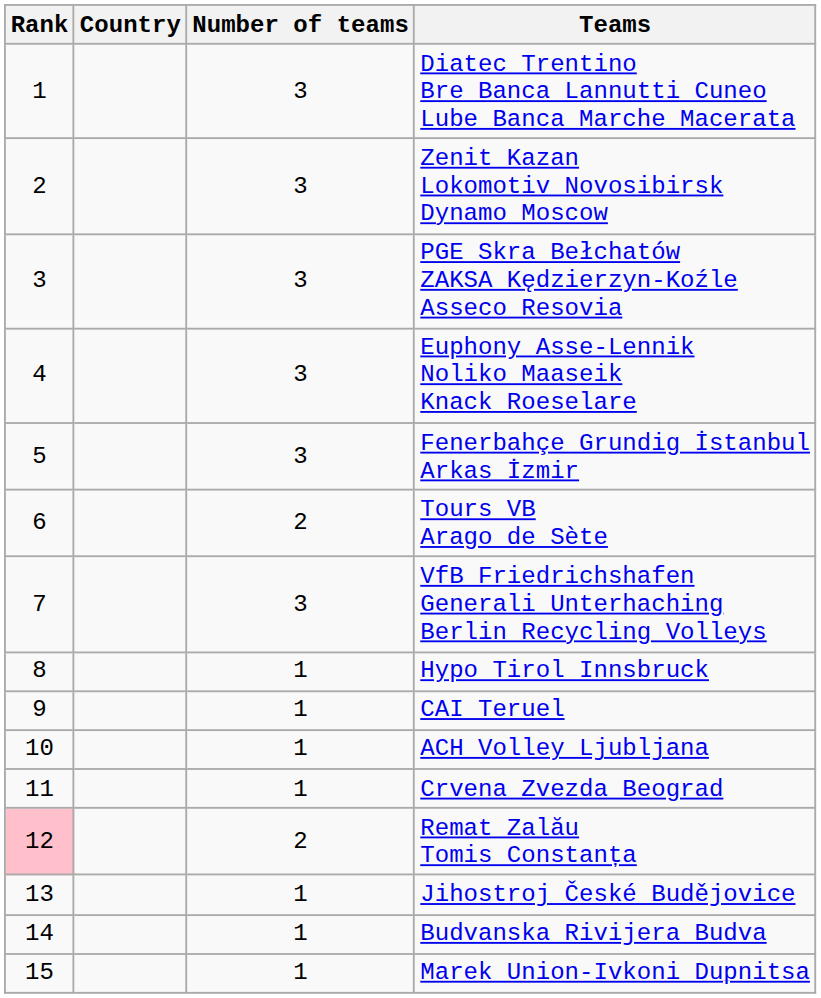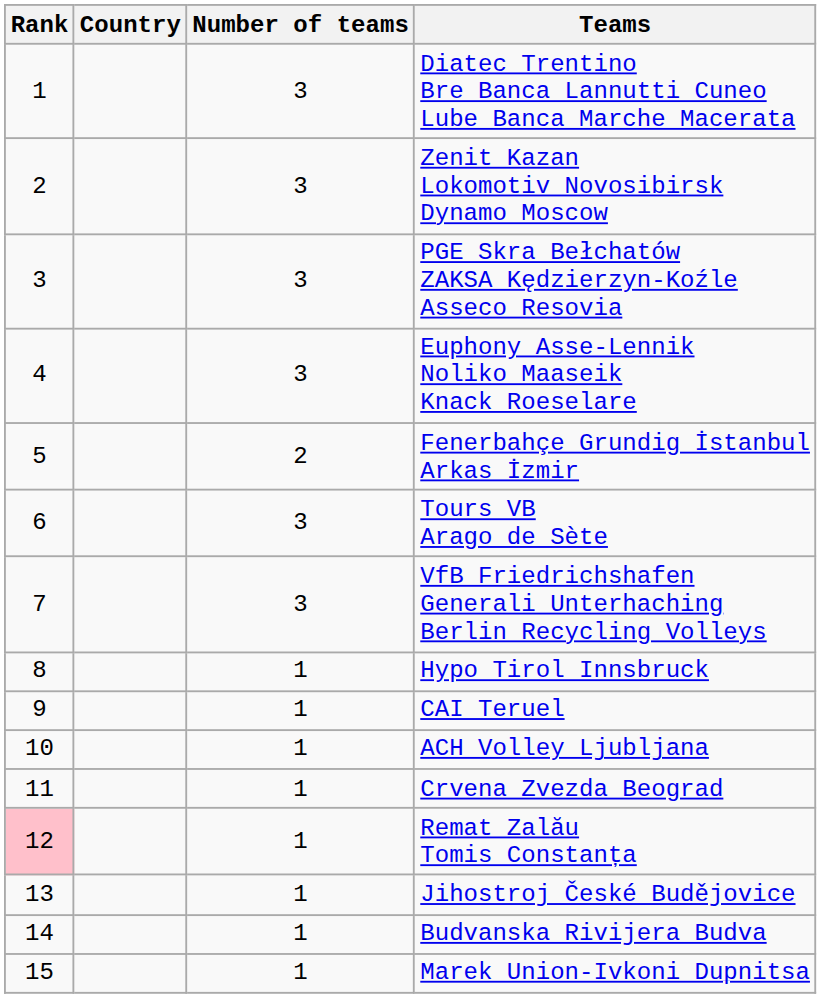(301, 456) 3 -> (301, 456) 2
(301, 523) 2 -> (301, 523) 3
(301, 842) 2 -> (301, 842) 1
